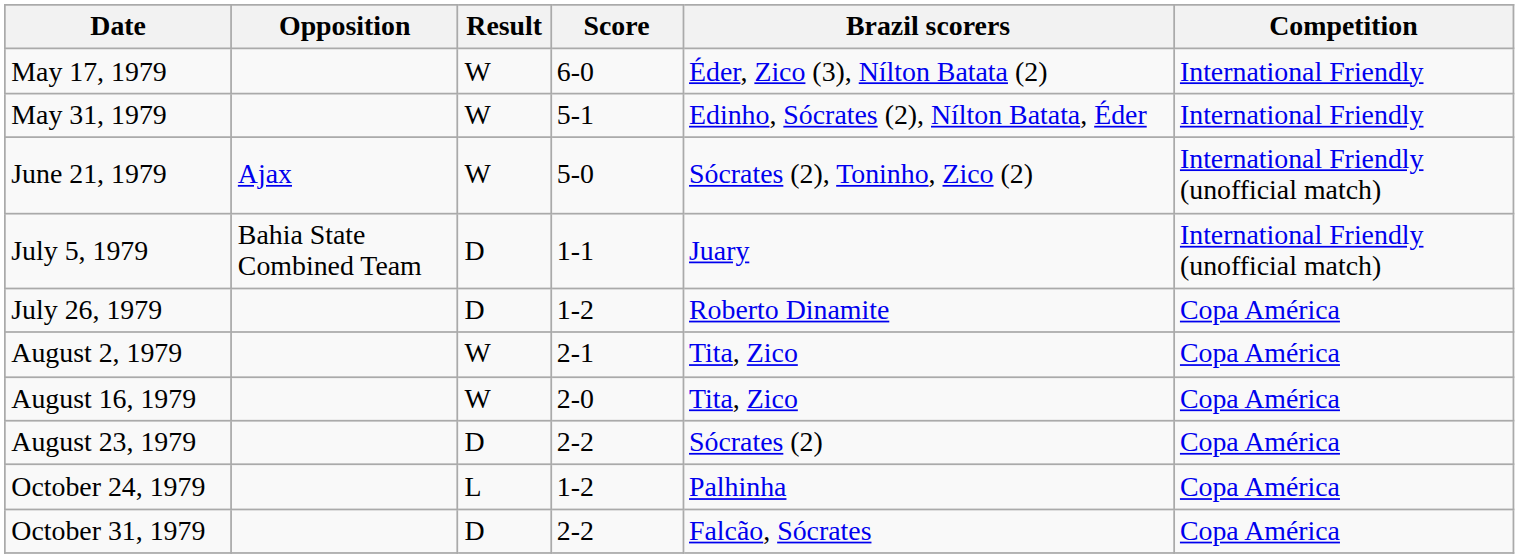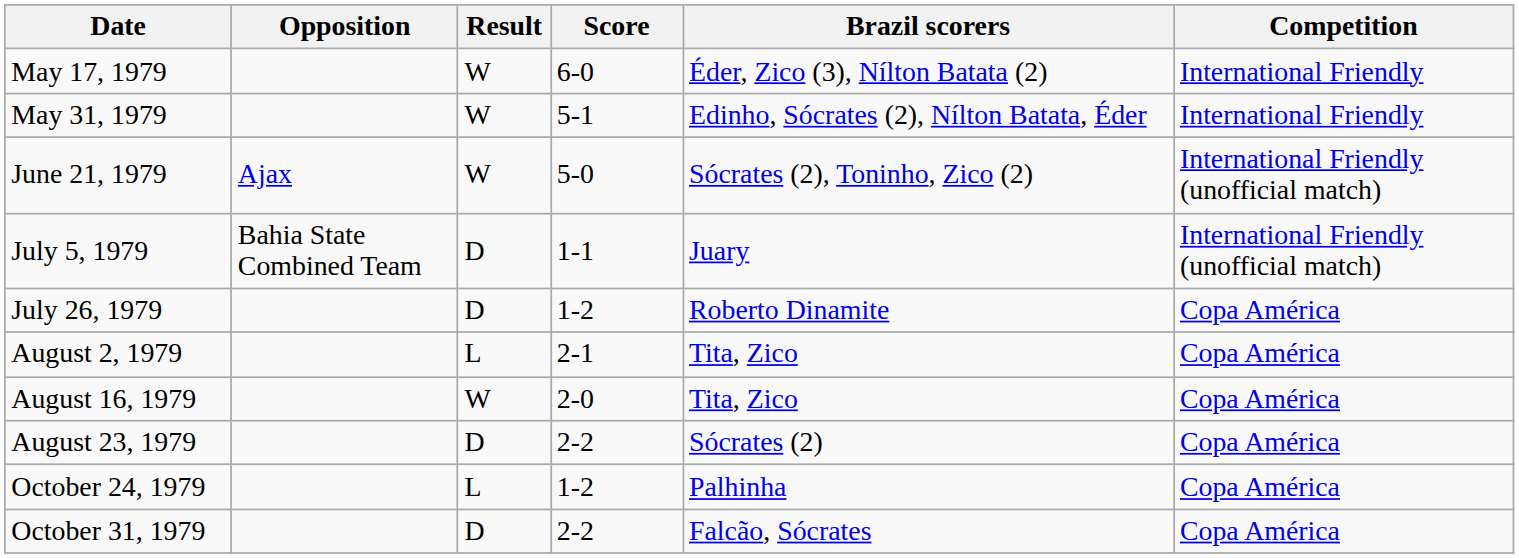(478, 354) W -> (473, 354) L
